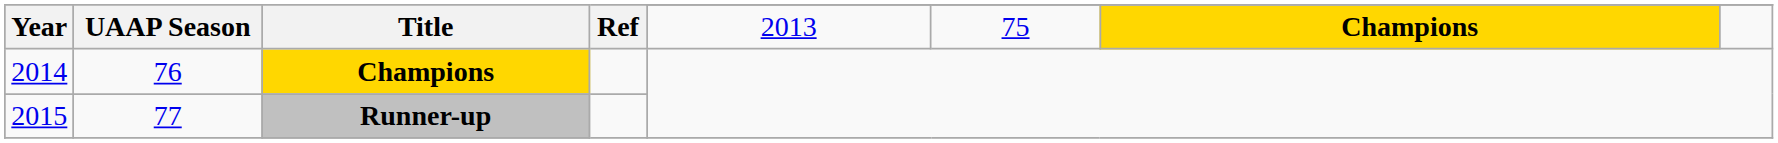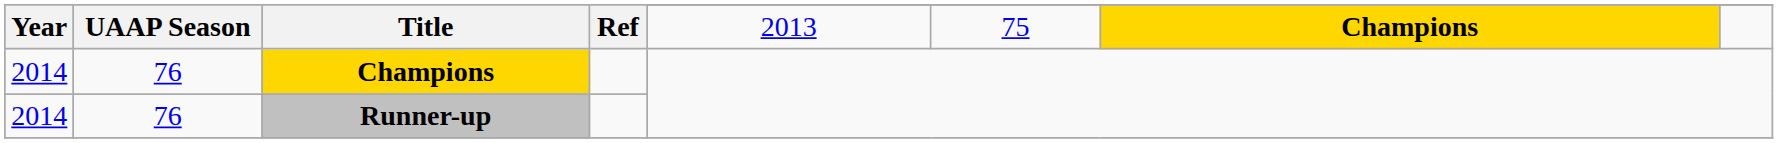(39, 115) 2015 -> (39, 115) 2014
(168, 115) 77 -> (168, 115) 76
